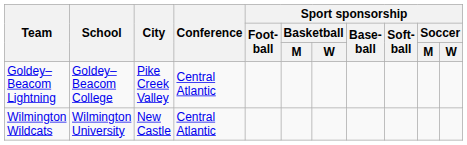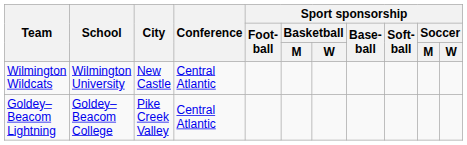rows swapped: (31, 84) <-> (37, 123)
